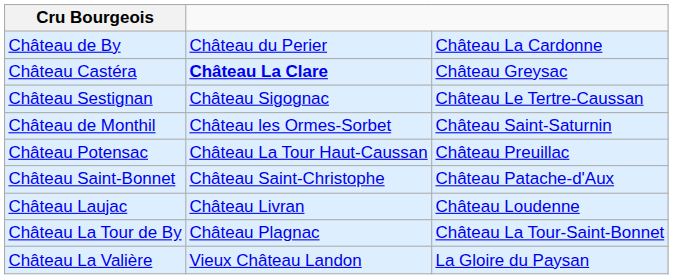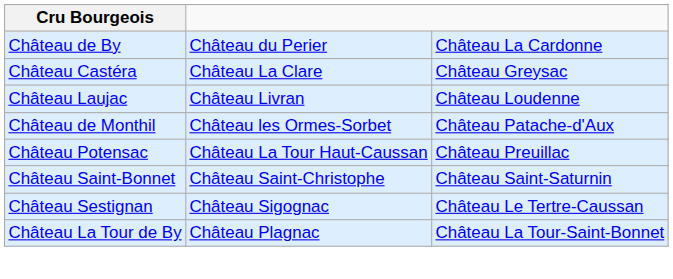(259, 71) bold -> (256, 71) normal
rows swapped: (68, 206) <-> (81, 98)
(524, 125) Château Saint-Saturnin -> (525, 125) Château Patache-d'Aux
(525, 179) Château Patache-d'Aux -> (524, 179) Château Saint-Saturnin
- row: (80, 260)
